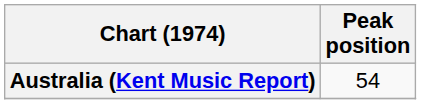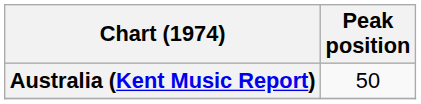(368, 80) 54 -> (368, 80) 50
